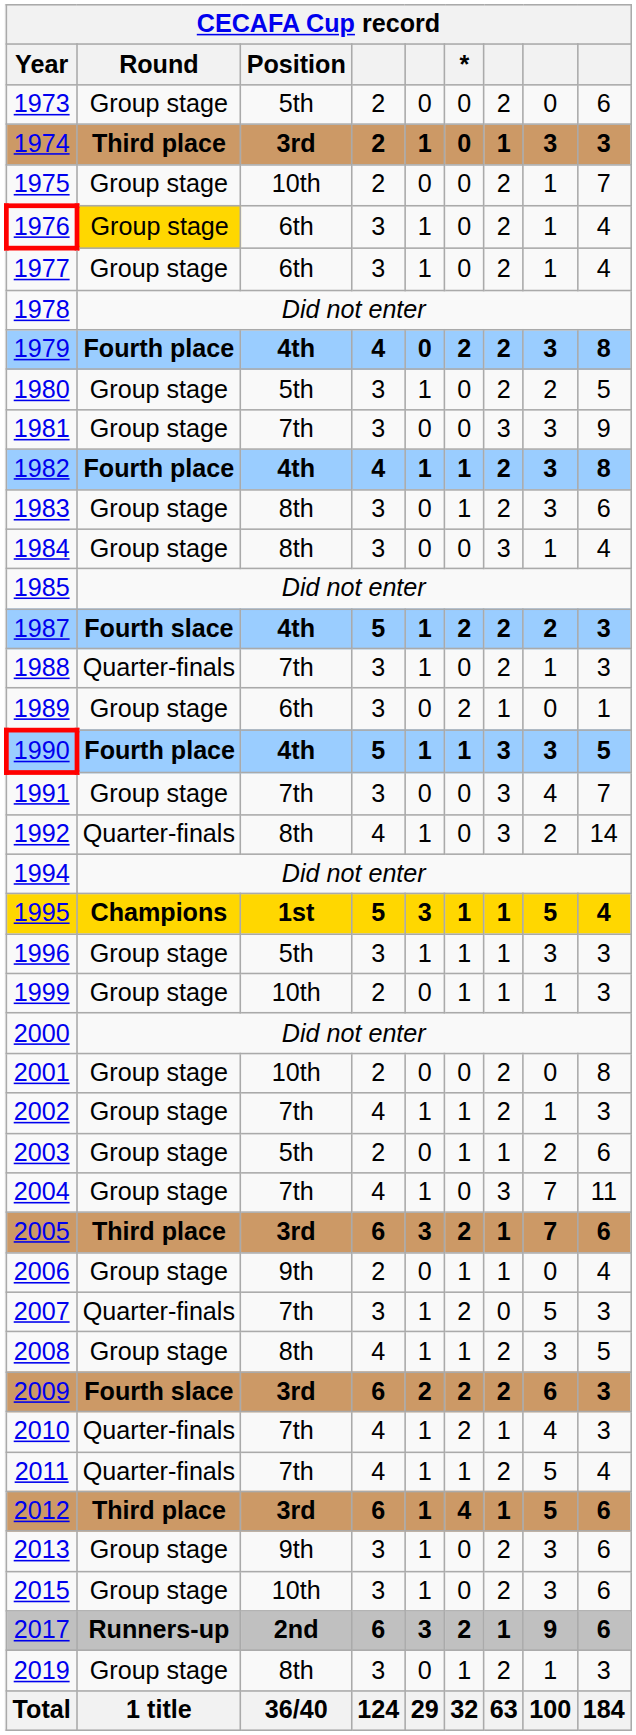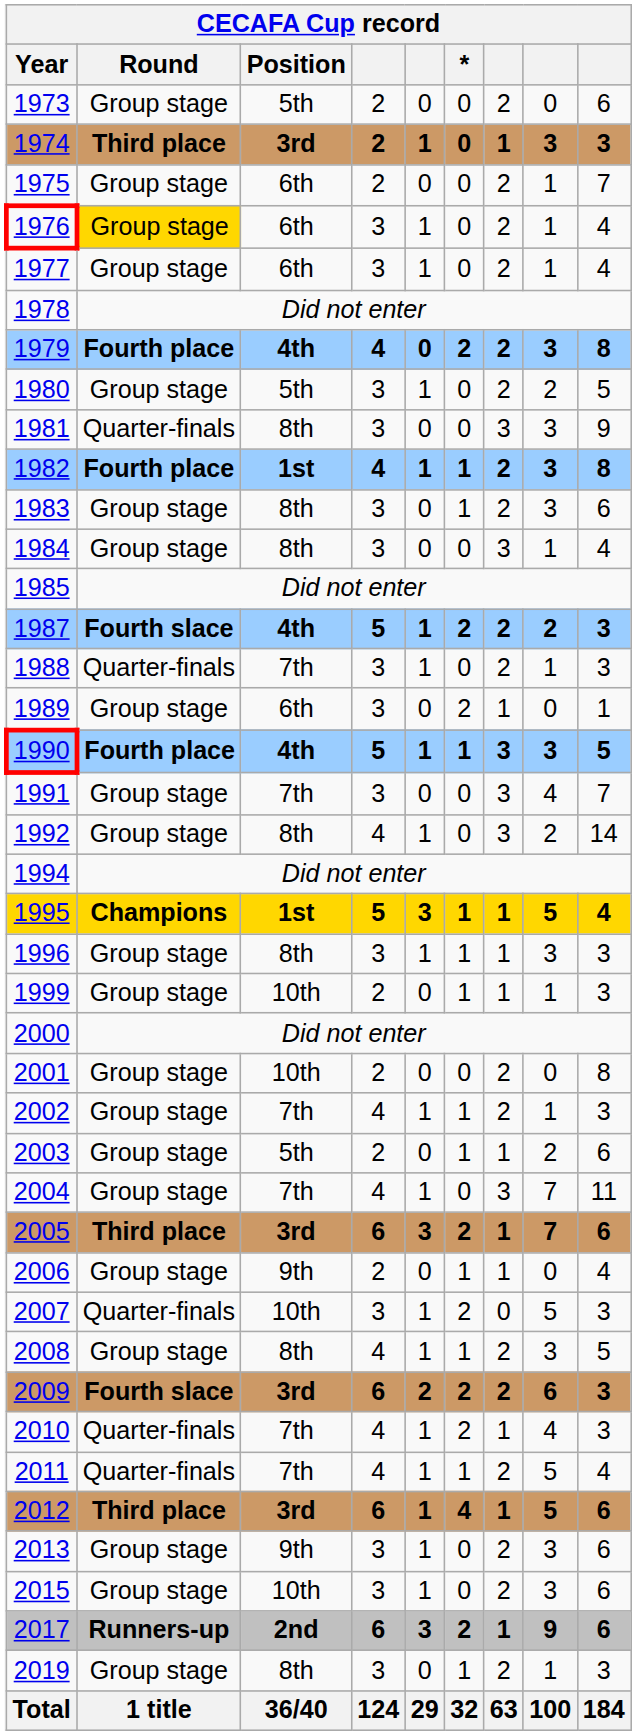(296, 184) 10th -> (296, 184) 6th
(159, 429) Group stage -> (159, 429) Quarter-finals
(296, 429) 7th -> (296, 429) 8th
(296, 468) 4th -> (296, 468) 1st
(159, 833) Quarter-finals -> (159, 833) Group stage
(296, 953) 5th -> (296, 953) 8th
(296, 1311) 7th -> (296, 1311) 10th
